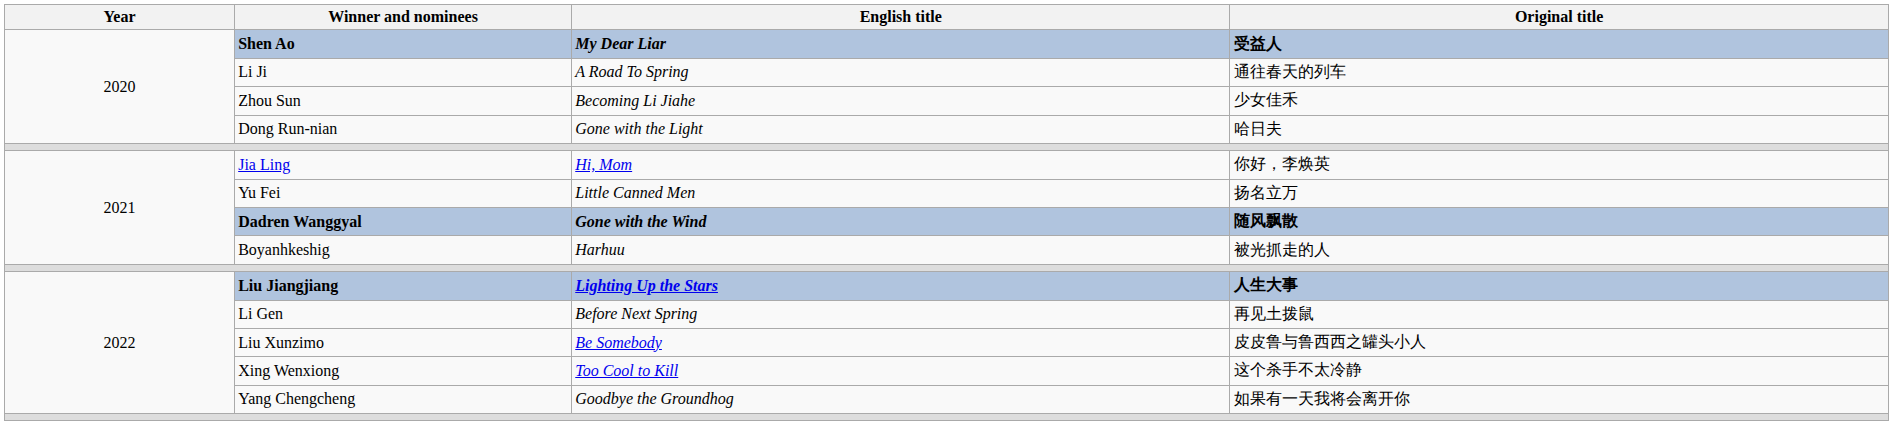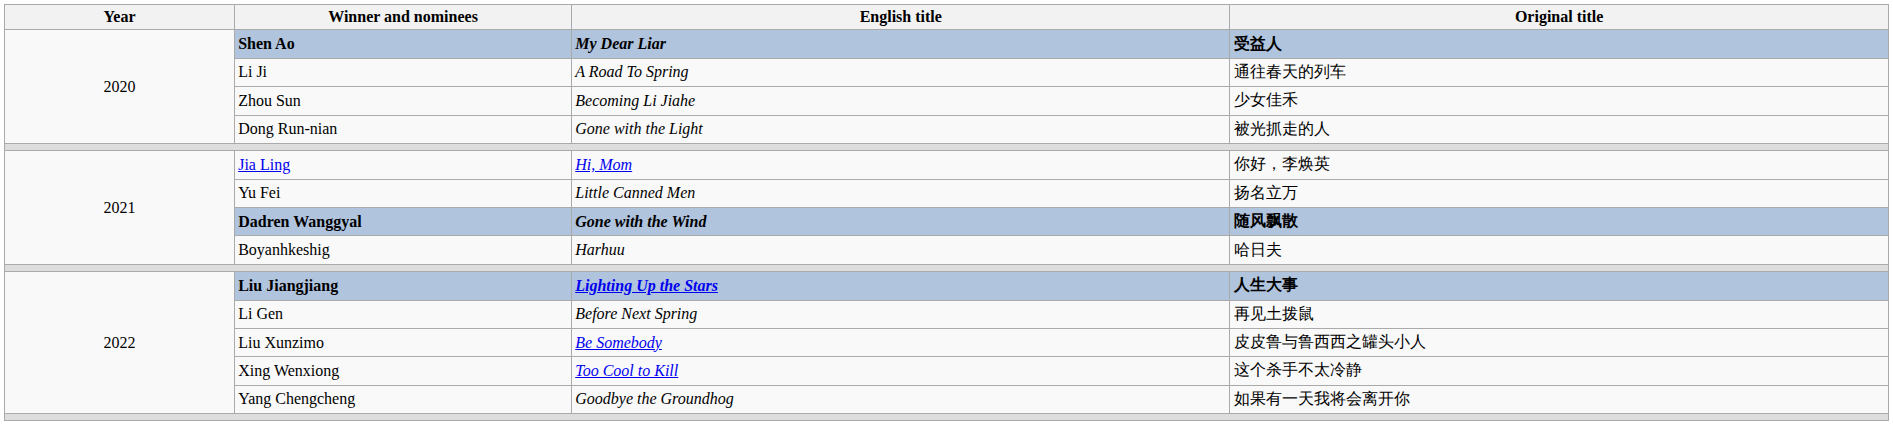(1258, 128) 哈日夫 -> (1282, 128) 被光抓走的人
(1282, 249) 被光抓走的人 -> (1258, 249) 哈日夫
